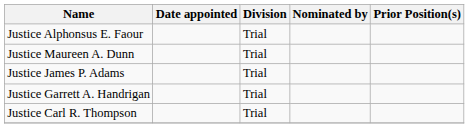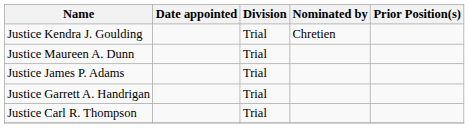+ row: (75, 34)
- row: (75, 34)
